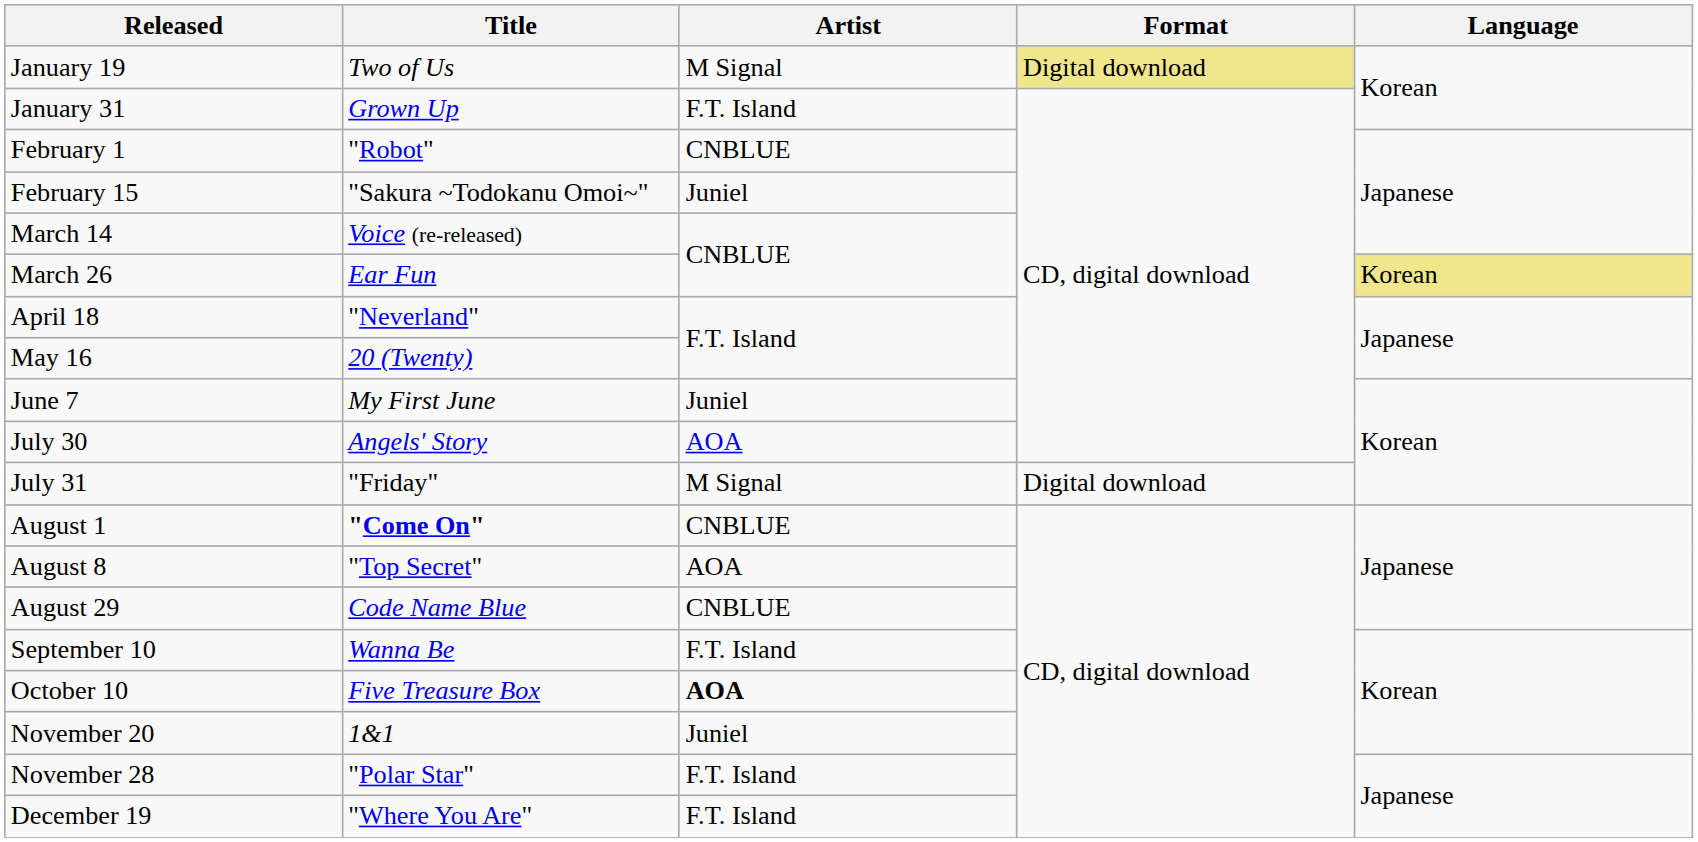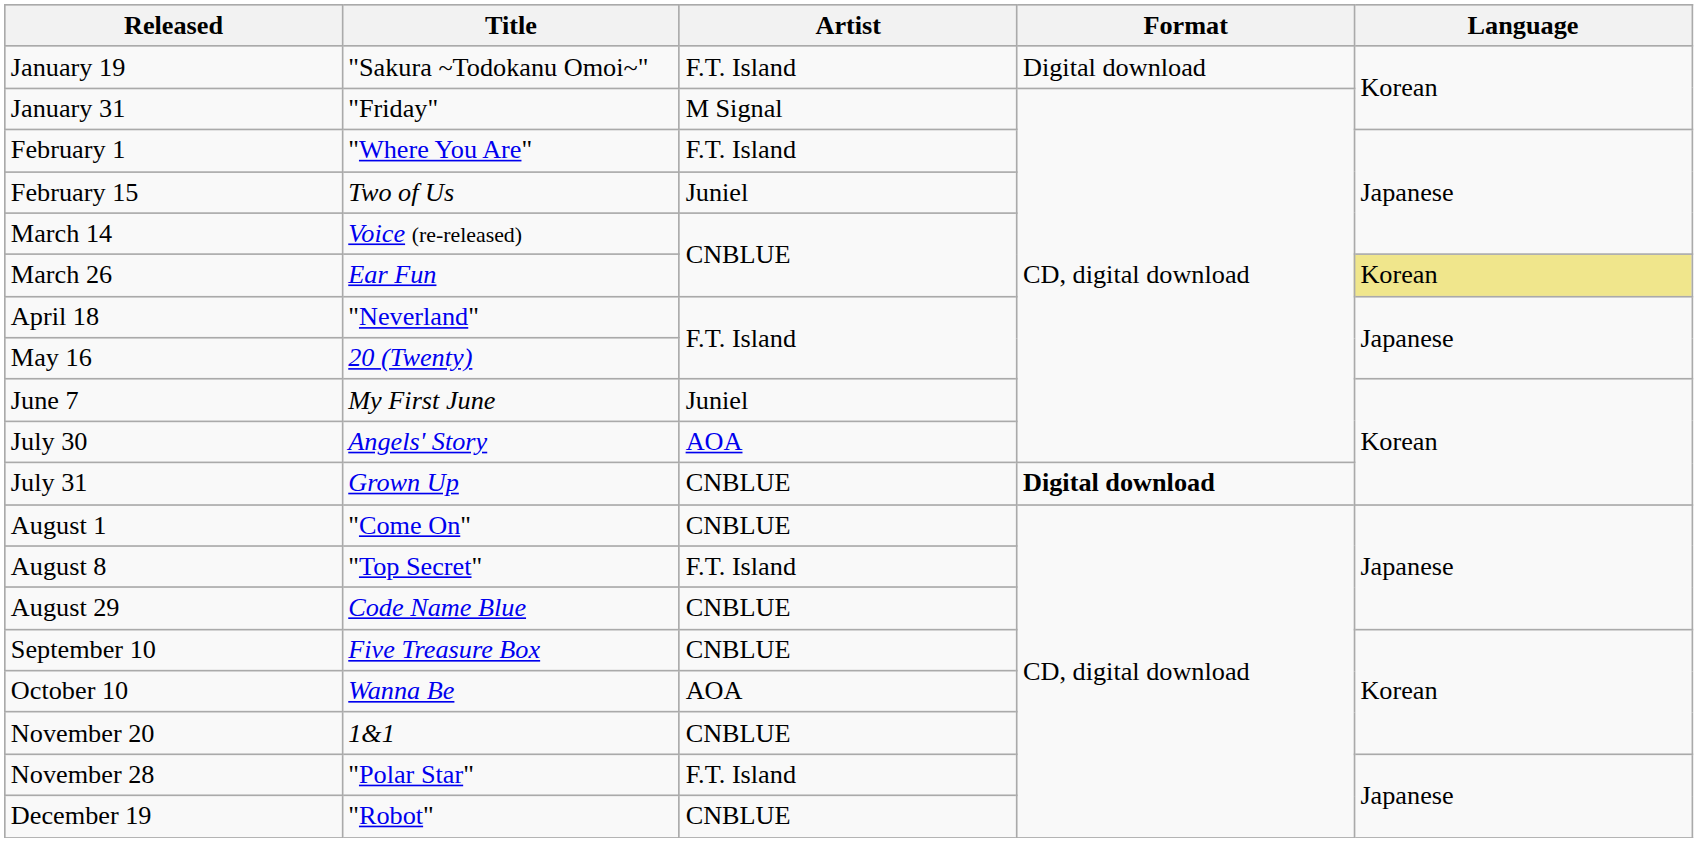(401, 66) Two of Us -> (498, 66) "Sakura ~Todokanu Omoi~"
(734, 66) M Signal -> (741, 66) F.T. Island
(1114, 66) khaki background -> (1114, 66) no background
(404, 108) Grown Up -> (393, 108) "Friday"
(741, 108) F.T. Island -> (734, 108) M Signal
(391, 150) "Robot" -> (440, 150) "Where You Are"
(738, 150) CNBLUE -> (741, 150) F.T. Island
(498, 191) "Sakura ~Todokanu Omoi~" -> (401, 191) Two of Us
(393, 483) "Friday" -> (404, 483) Grown Up
(734, 483) M Signal -> (738, 483) CNBLUE
(1114, 483) normal -> (1119, 483) bold
(416, 524) bold -> (410, 524) normal
(714, 566) AOA -> (741, 566) F.T. Island
(401, 649) Wanna Be -> (444, 649) Five Treasure Box
(741, 649) F.T. Island -> (738, 649) CNBLUE
(444, 691) Five Treasure Box -> (401, 691) Wanna Be
(715, 691) bold -> (714, 691) normal
(717, 732) Juniel -> (738, 732) CNBLUE
(440, 815) "Where You Are" -> (391, 815) "Robot"
(741, 815) F.T. Island -> (738, 815) CNBLUE
